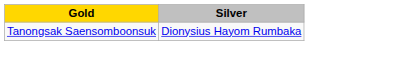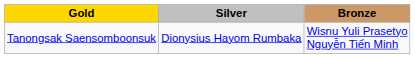+ column: (357, 13)
